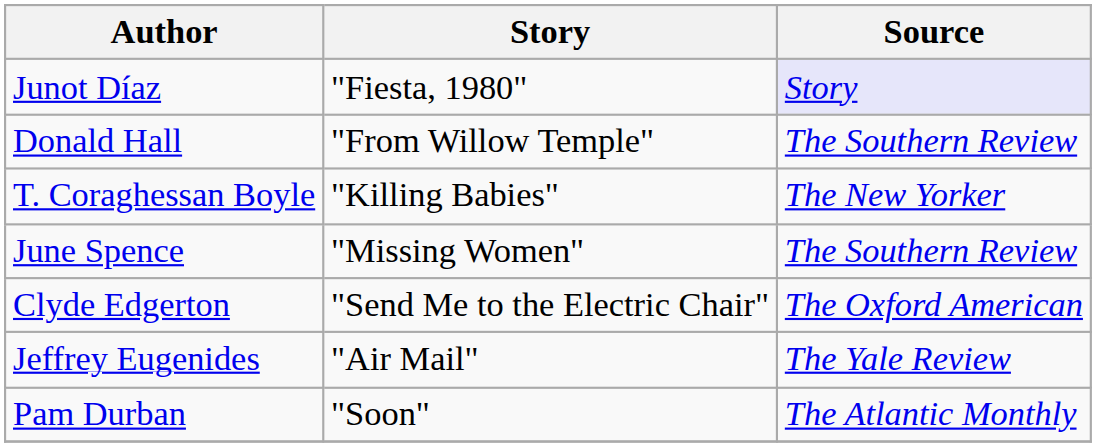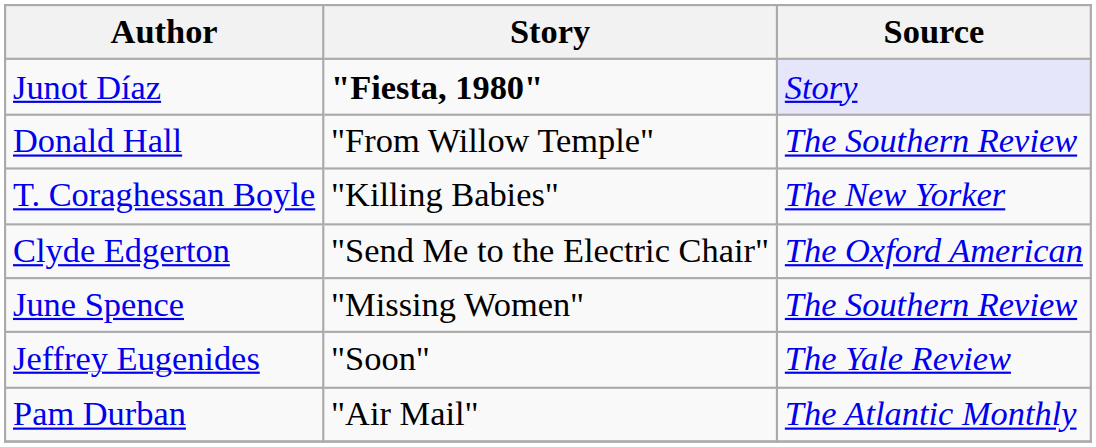(429, 86) normal -> (437, 86) bold
rows swapped: (121, 304) <-> (98, 250)
(405, 359) "Air Mail" -> (380, 359) "Soon"
(380, 413) "Soon" -> (405, 413) "Air Mail"
